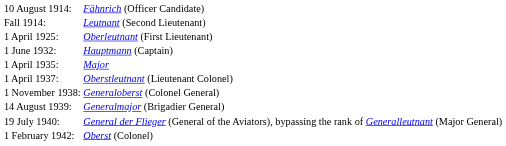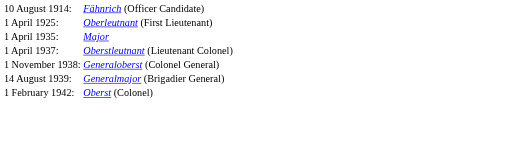- row: (25, 22)
- row: (30, 51)
- row: (32, 121)
